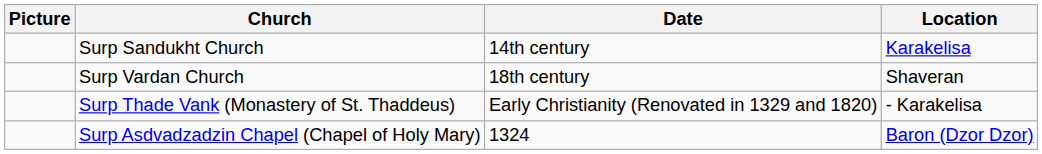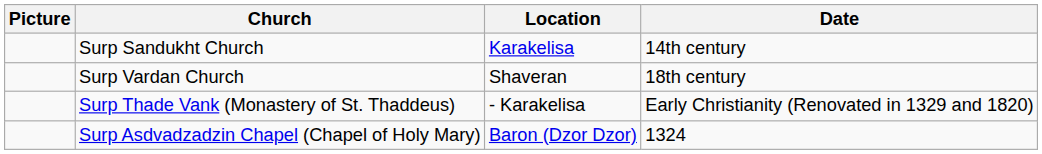columns swapped: (960, 18) <-> (683, 18)
